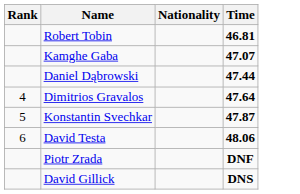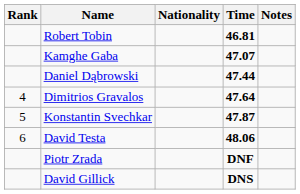+ column: (276, 14)
